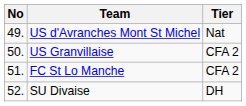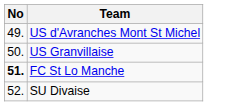- column: (222, 14)
(16, 71) normal -> (16, 71) bold
